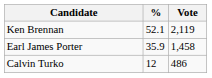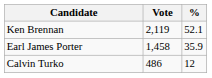columns swapped: (188, 13) <-> (156, 13)
